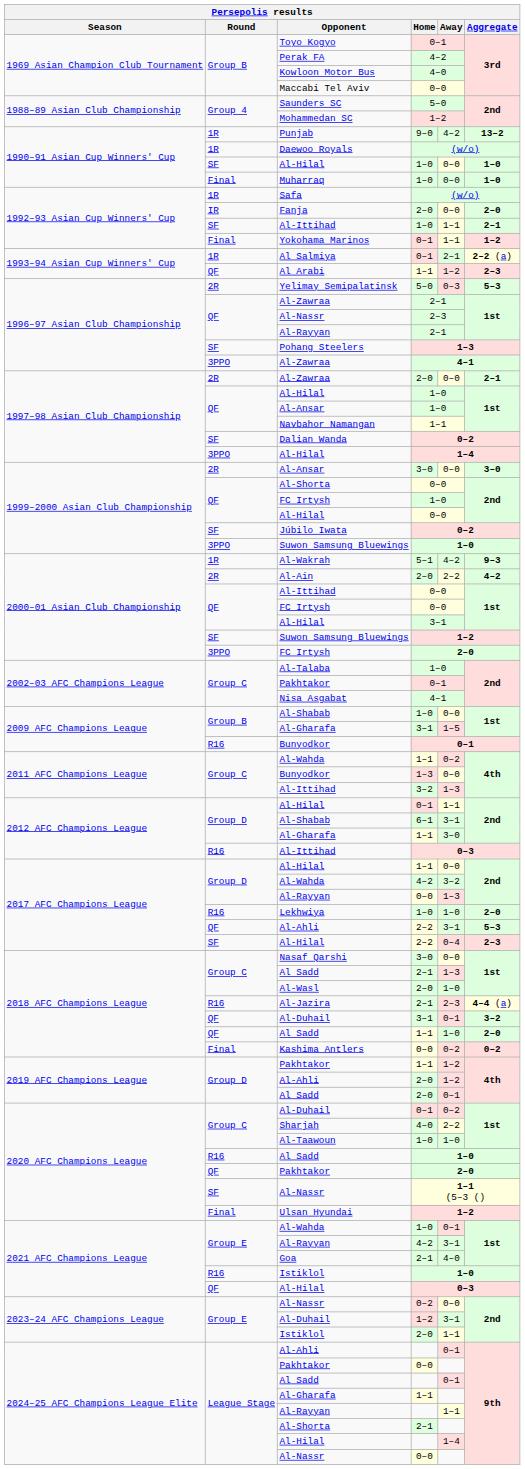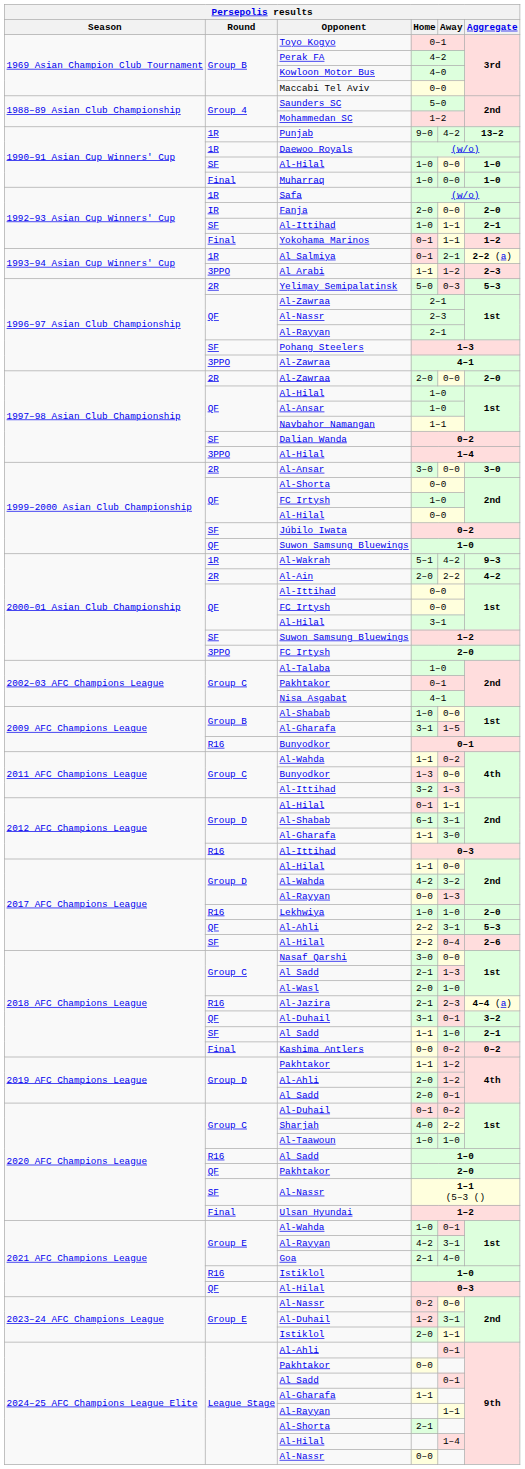(213, 271) QF -> (219, 271) 3PPO
(492, 378) 2–1 -> (492, 378) 2–0
(219, 546) 3PPO -> (213, 546) QF
(492, 943) 2–3 -> (492, 943) 2–6
(213, 1034) QF -> (213, 1034) SF
(492, 1034) 2–0 -> (492, 1034) 2–1
